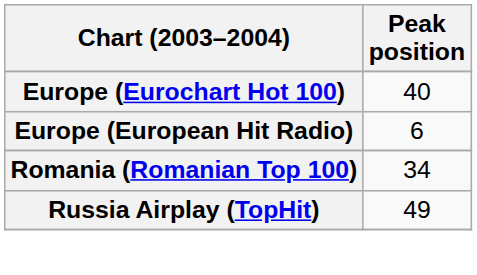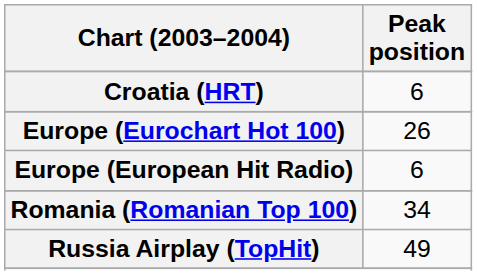+ row: (184, 91)
(417, 91) 40 -> (417, 130) 26
